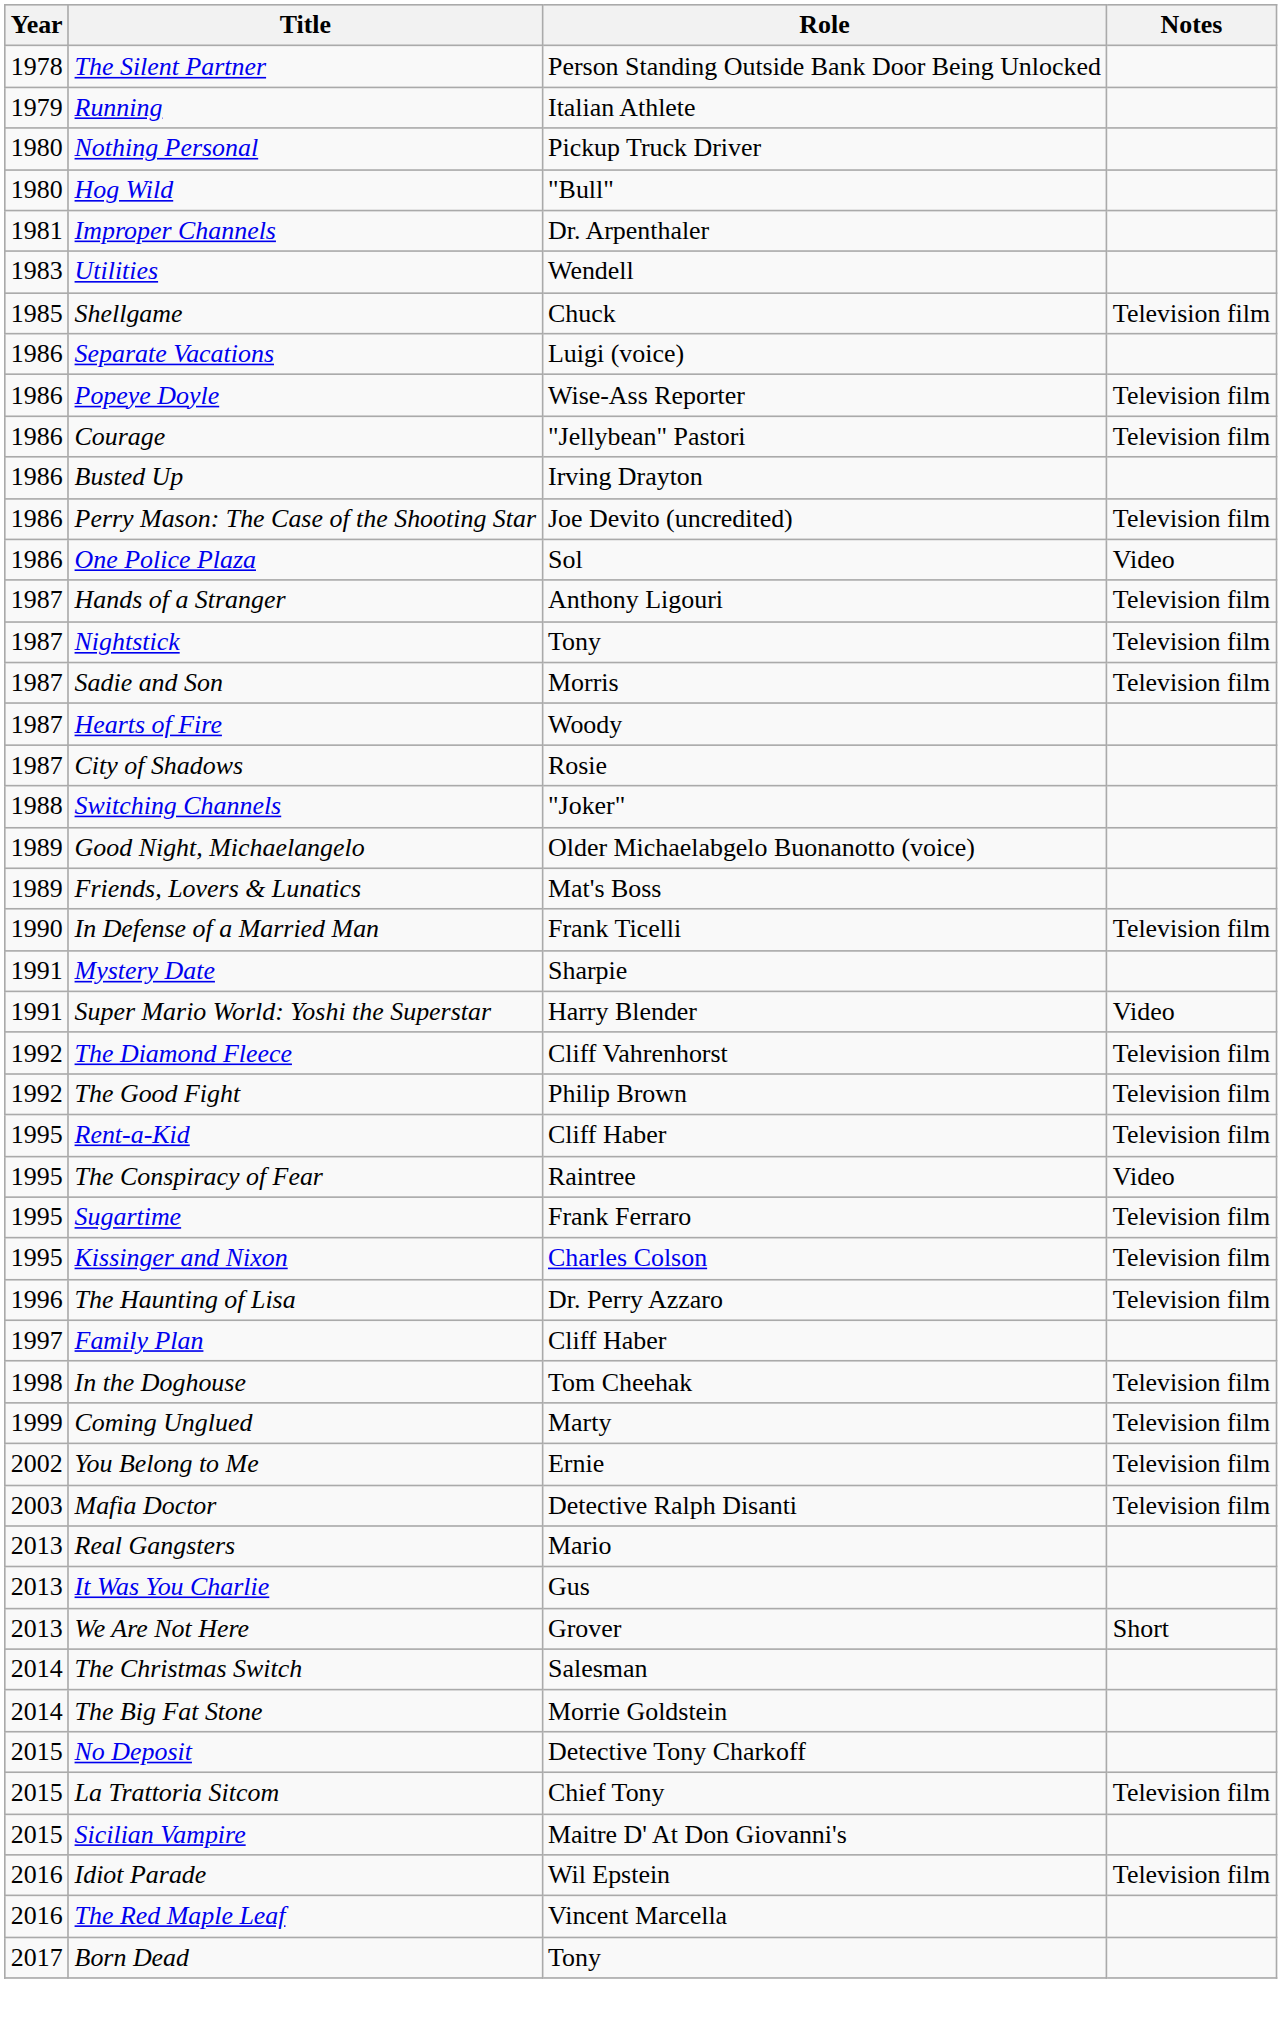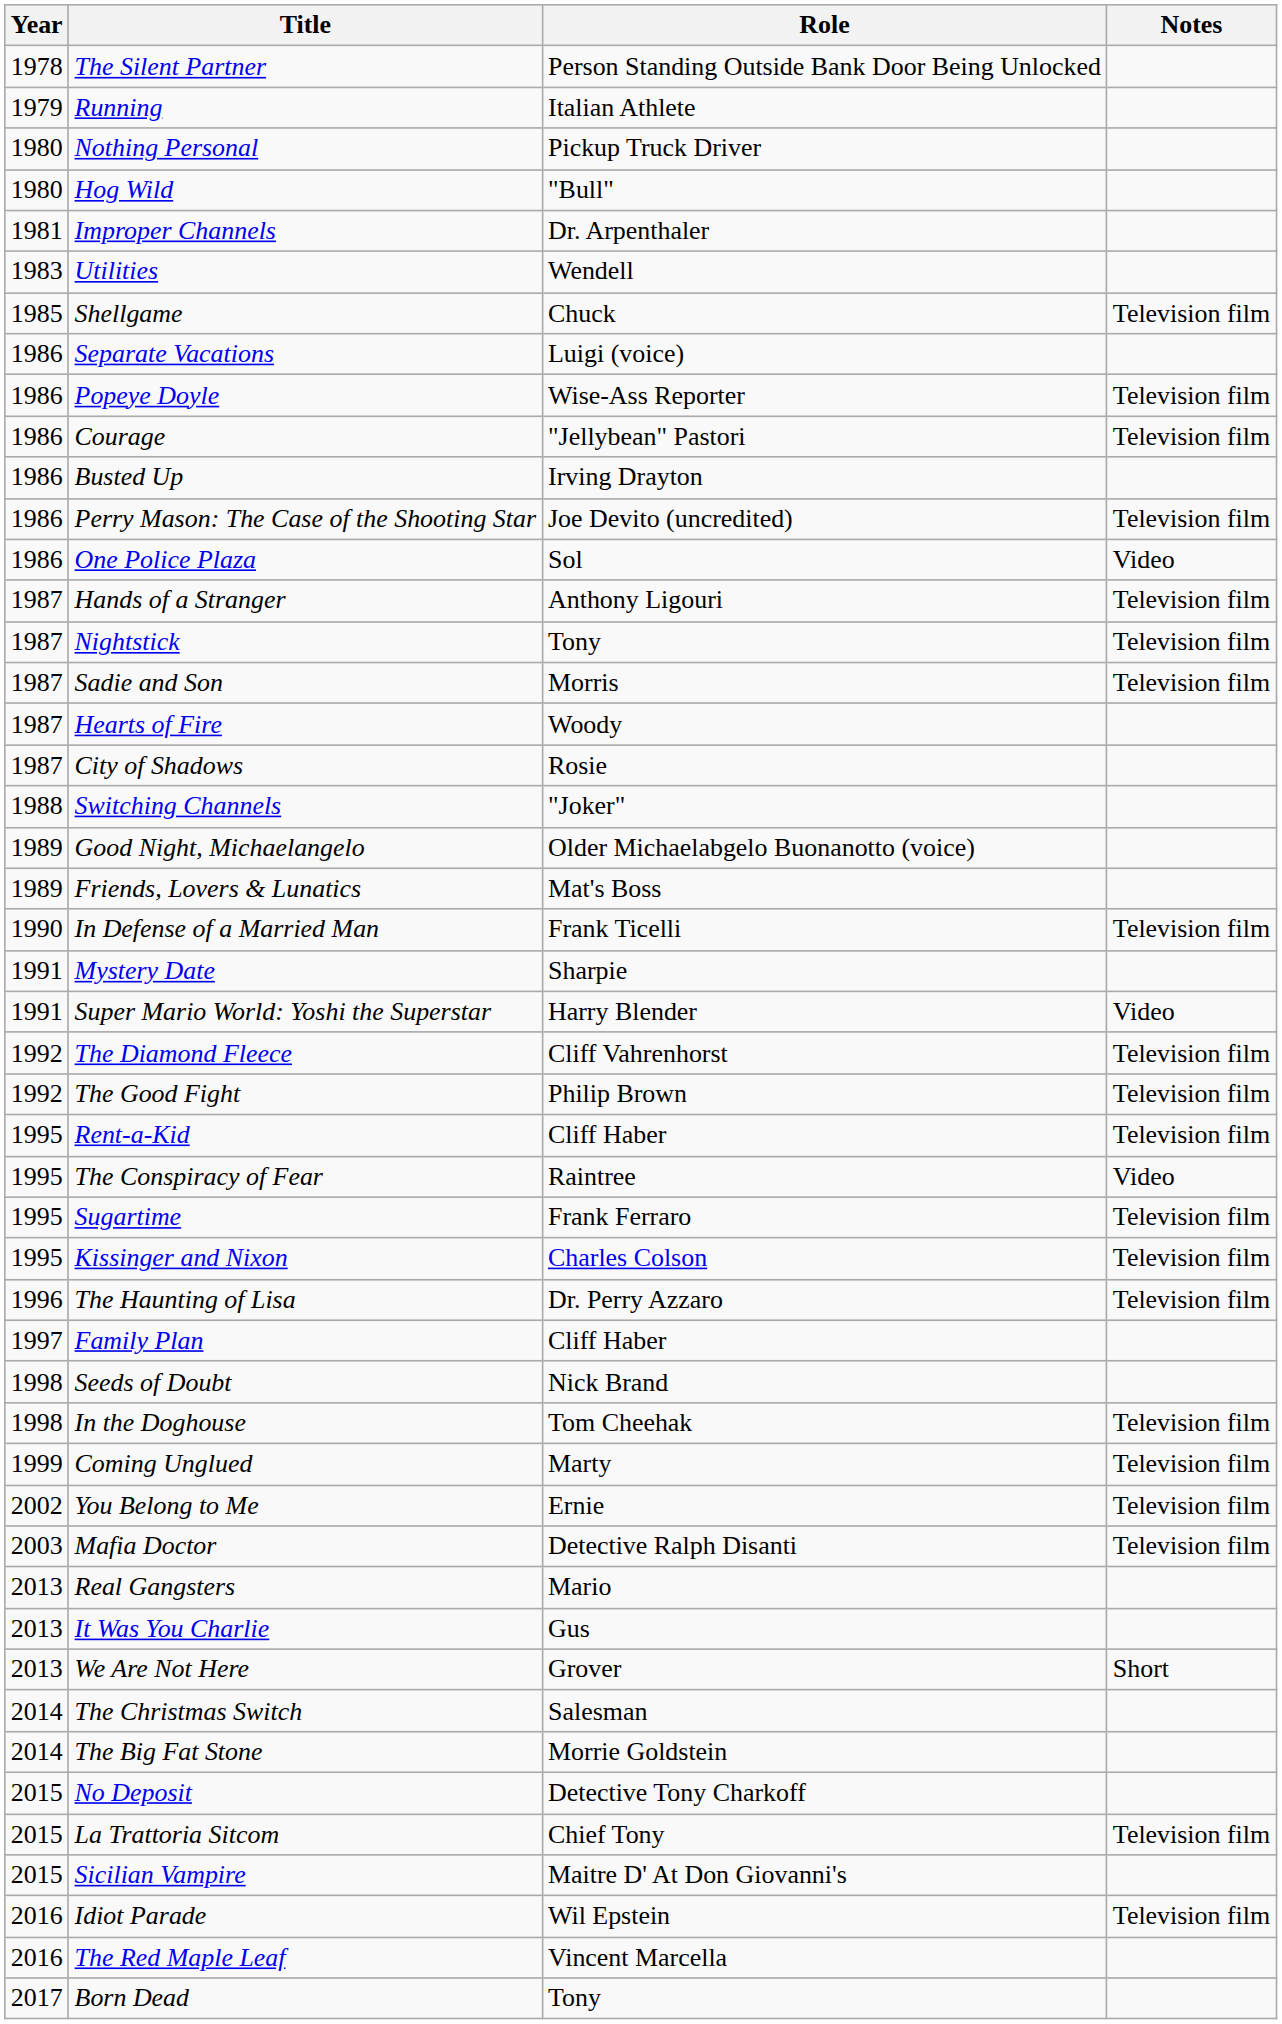+ row: (153, 1381)
